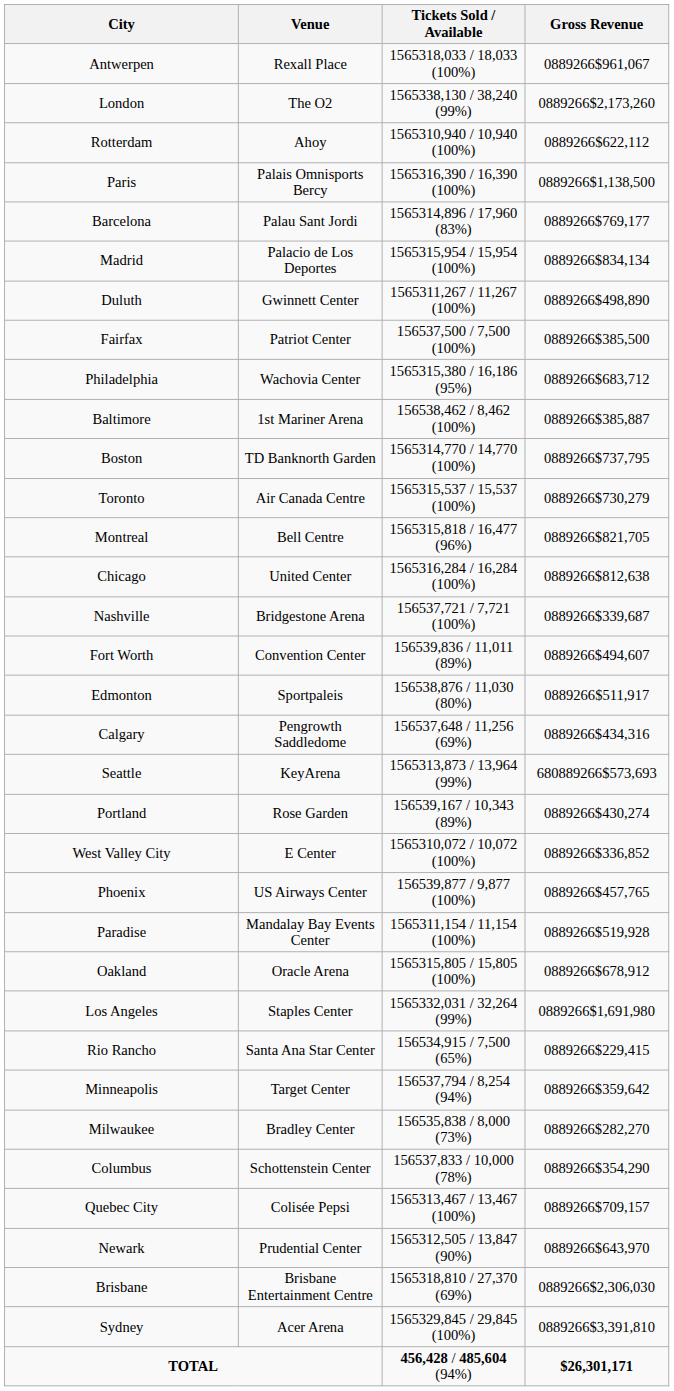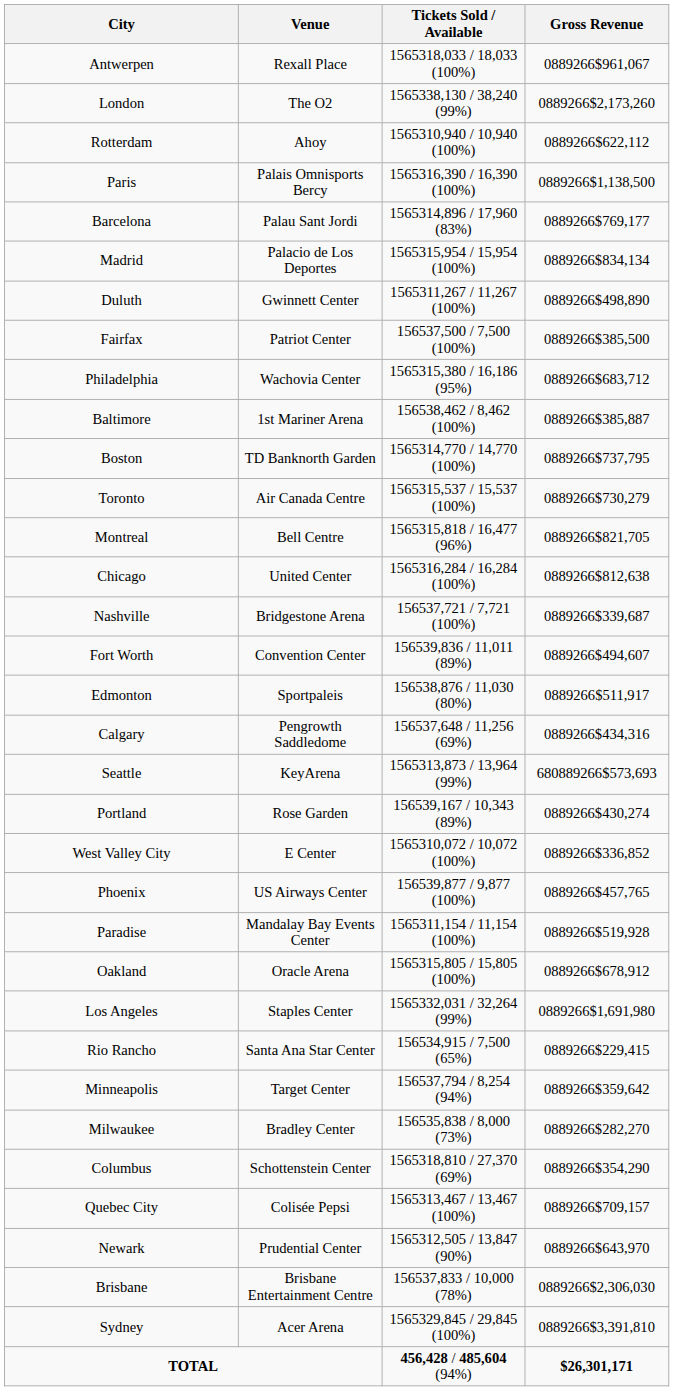(453, 1168) 156537,833 / 10,000 (78%) -> (453, 1168) 1565318,810 / 27,370 (69%)
(453, 1287) 1565318,810 / 27,370 (69%) -> (453, 1287) 156537,833 / 10,000 (78%)
